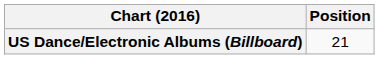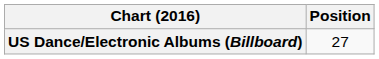(340, 41) 21 -> (340, 41) 27
